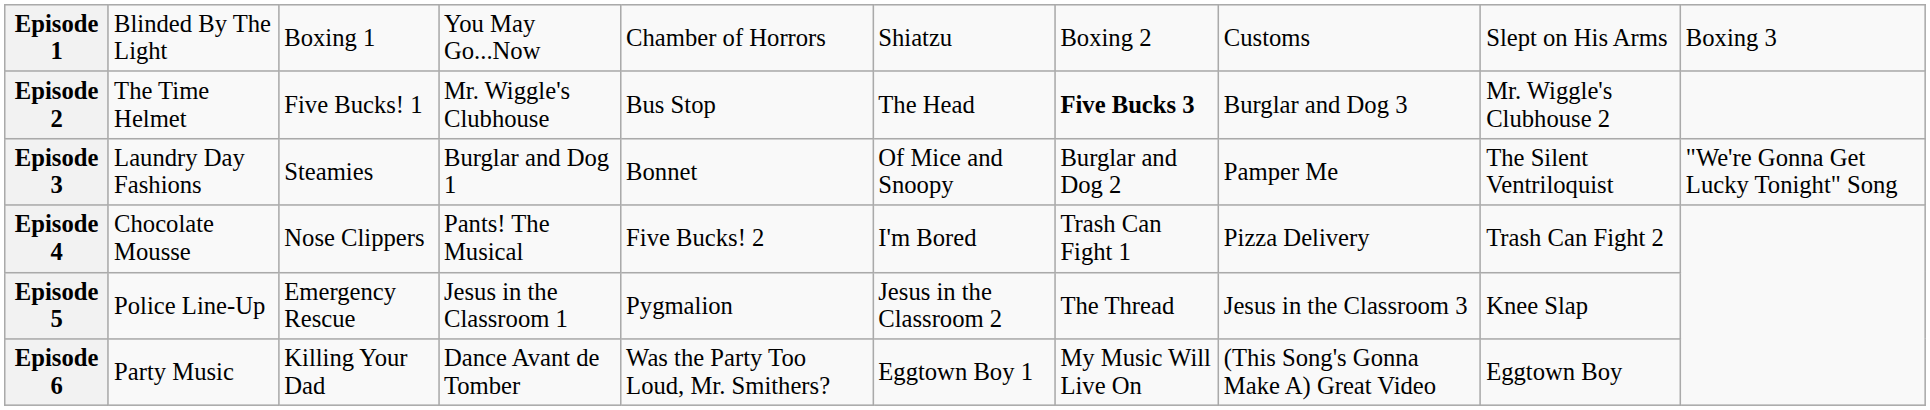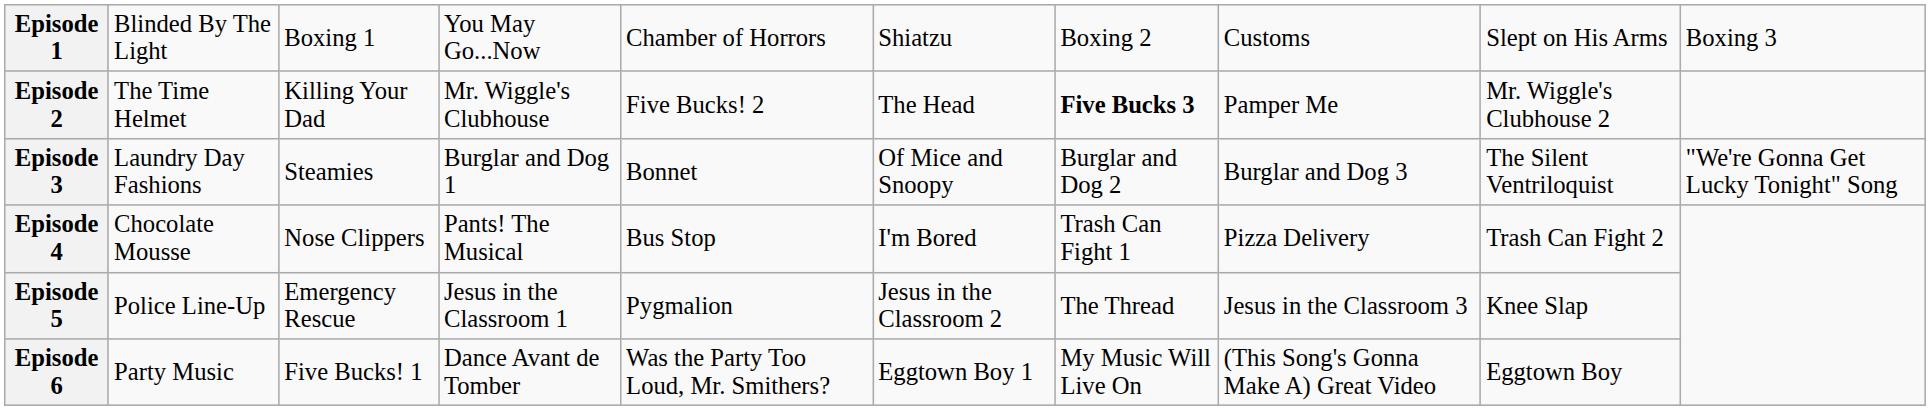(353, 104) Five Bucks! 1 -> (346, 104) Killing Your Dad
(671, 104) Bus Stop -> (695, 104) Five Bucks! 2
(1316, 104) Burglar and Dog 3 -> (1281, 104) Pamper Me
(1281, 171) Pamper Me -> (1316, 171) Burglar and Dog 3
(695, 238) Five Bucks! 2 -> (671, 238) Bus Stop
(346, 371) Killing Your Dad -> (353, 371) Five Bucks! 1
